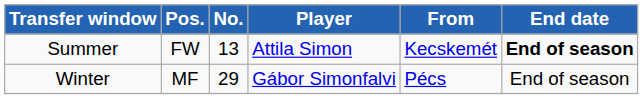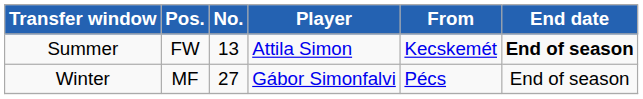(228, 78) 29 -> (228, 78) 27
